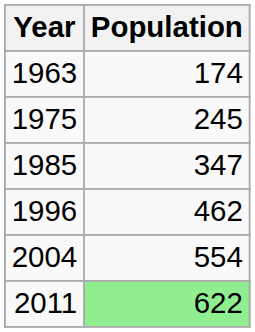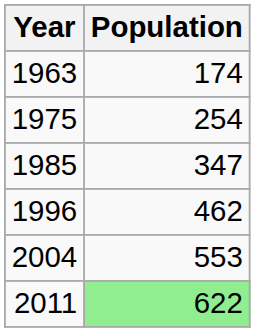(218, 119) 245 -> (218, 119) 254
(218, 257) 554 -> (218, 257) 553
